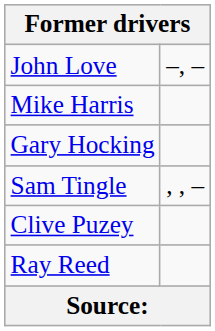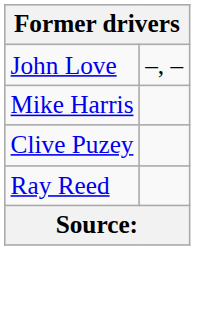- row: (83, 144)
- row: (69, 184)
